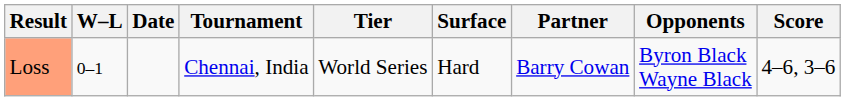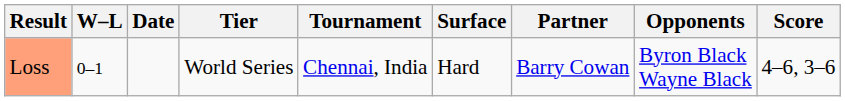columns swapped: (246, 21) <-> (373, 21)
